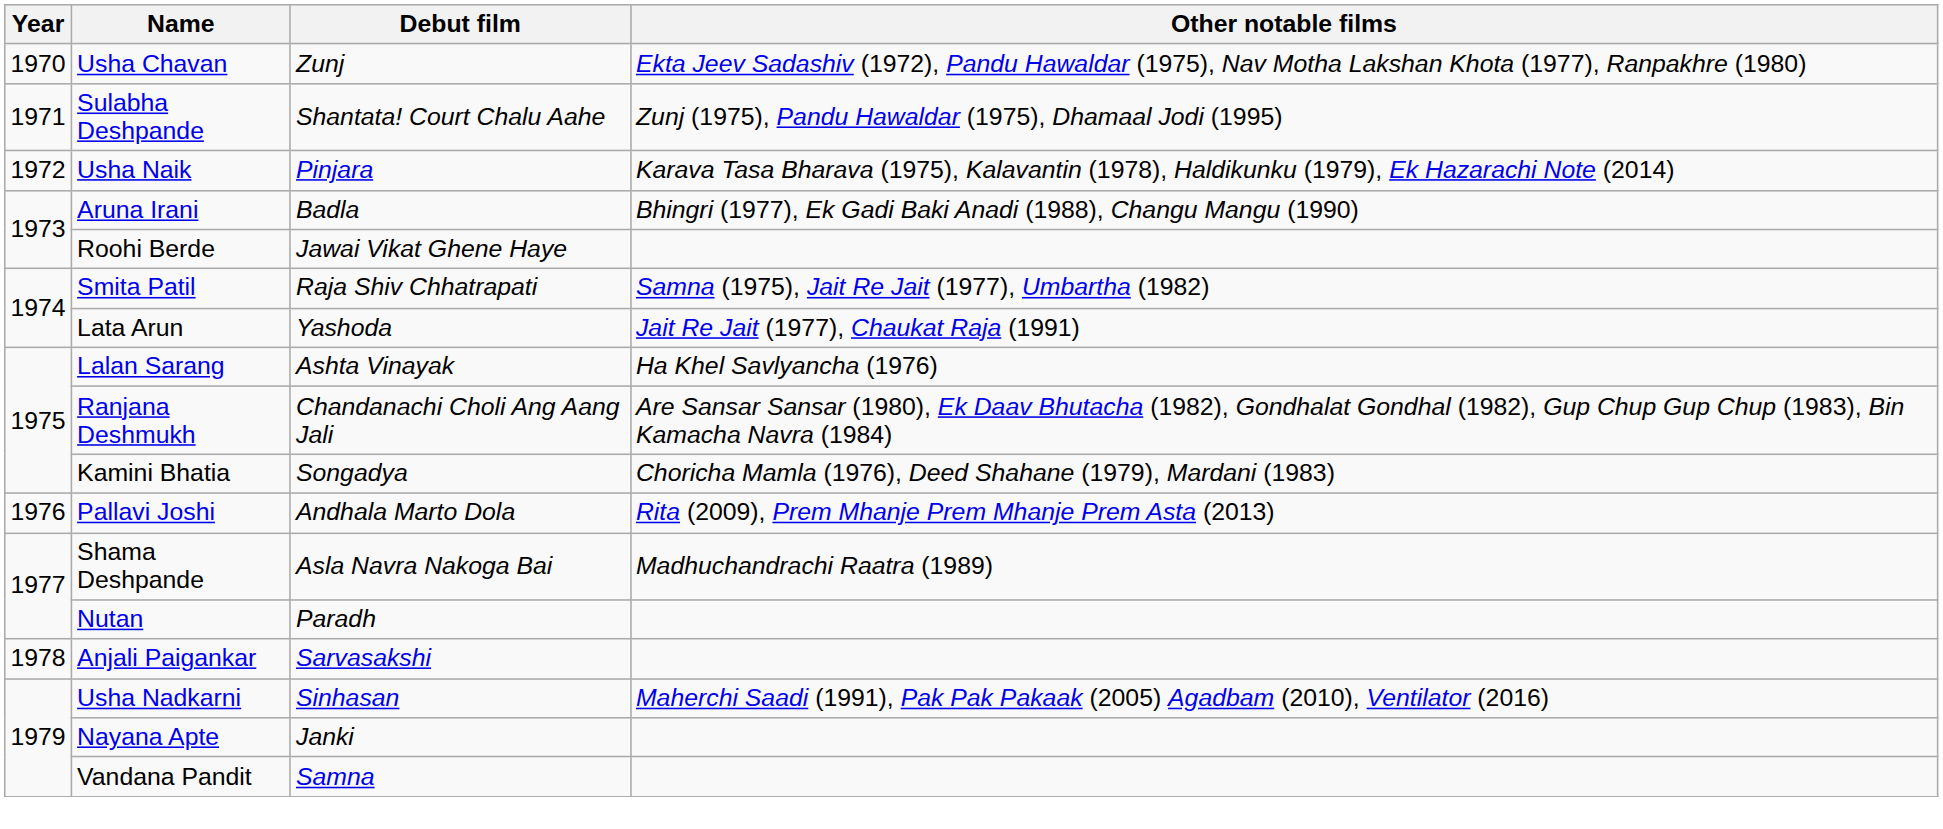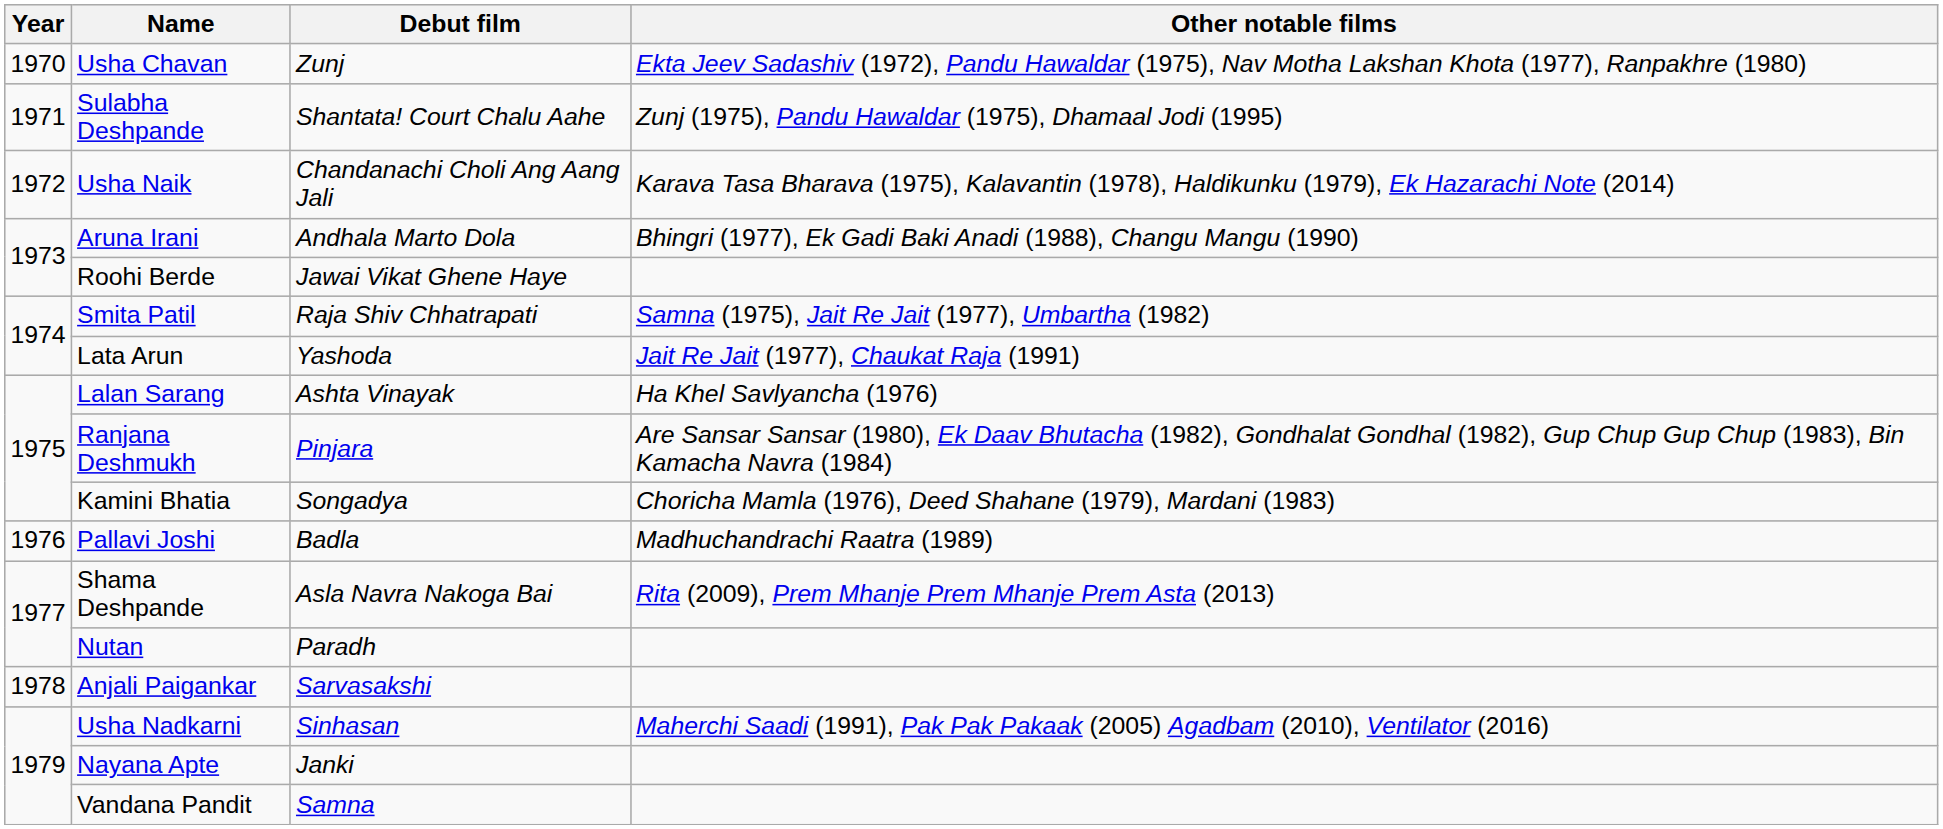(335, 170) Pinjara -> (458, 184) Chandanachi Choli Ang Aang Jali
(328, 209) Badla -> (406, 237) Andhala Marto Dola
(458, 419) Chandanachi Choli Ang Aang Jali -> (335, 447) Pinjara
(406, 512) Andhala Marto Dola -> (328, 540) Badla
(955, 512) Rita (2009), Prem Mhanje Prem Mhanje Prem Asta (2013) -> (814, 540) Madhuchandrachi Raatra (1989)
(814, 565) Madhuchandrachi Raatra (1989) -> (955, 593) Rita (2009), Prem Mhanje Prem Mhanje Prem Asta (2013)
